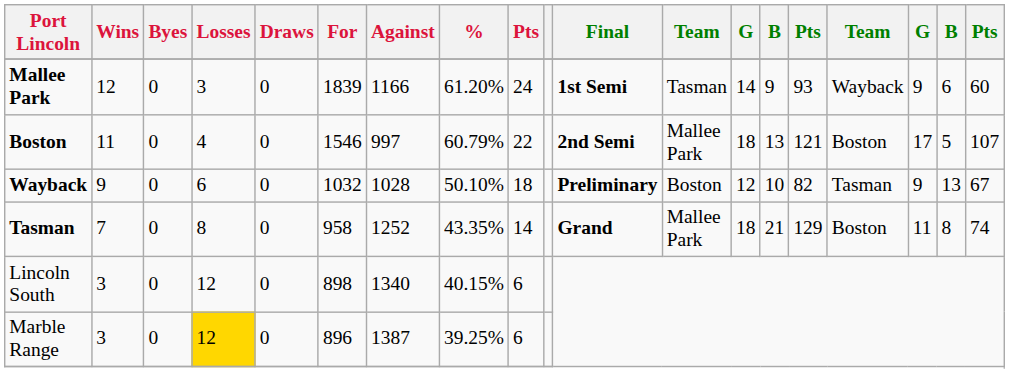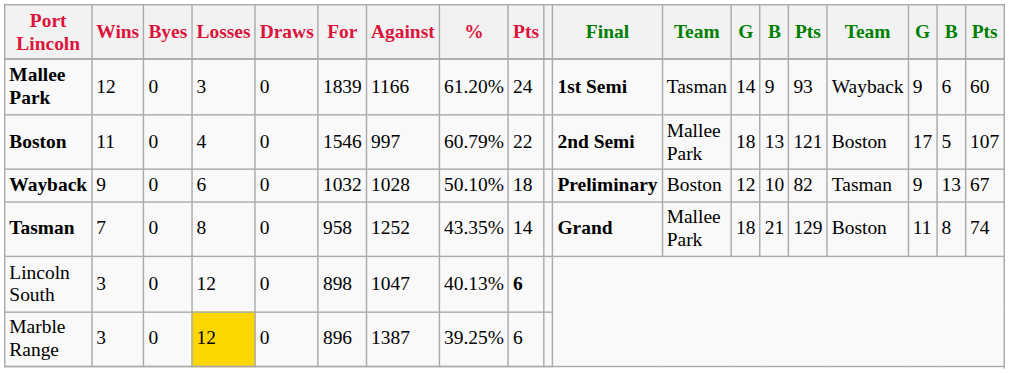(390, 283) 1340 -> (390, 283) 1047
(474, 283) 40.15% -> (474, 283) 40.13%
(518, 283) normal -> (518, 283) bold
